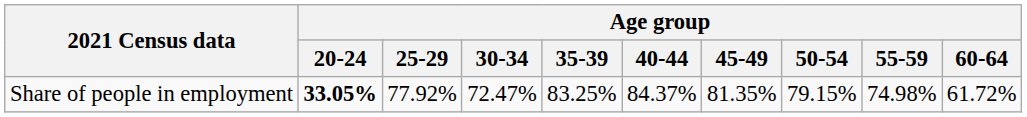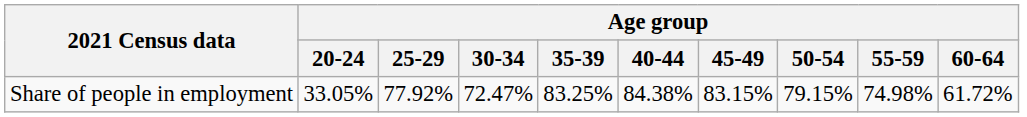(340, 93) bold -> (338, 93) normal
(662, 93) 84.37% -> (658, 93) 84.38%
(742, 93) 81.35% -> (738, 93) 83.15%
